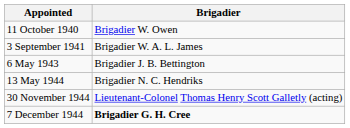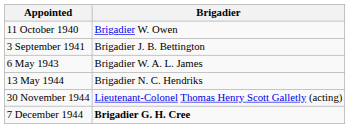(149, 47) Brigadier W. A. L. James -> (150, 47) Brigadier J. B. Bettington
(150, 64) Brigadier J. B. Bettington -> (149, 64) Brigadier W. A. L. James
